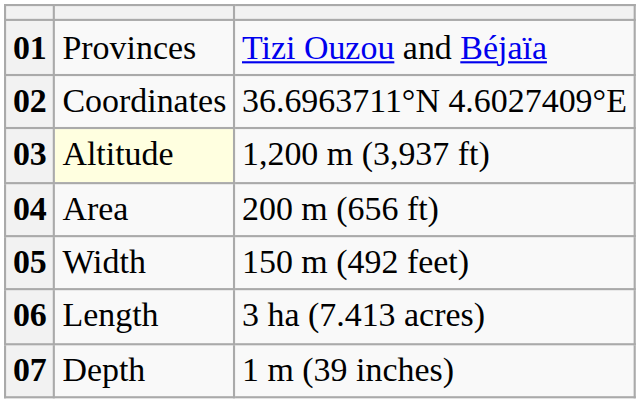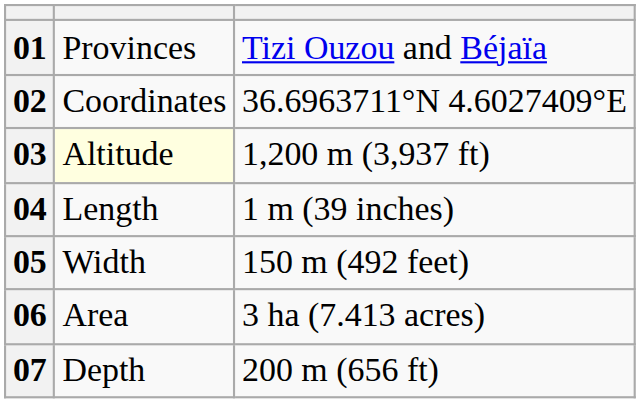(95, 208) Area -> (110, 208) Length
(340, 208) 200 m (656 ft) -> (348, 208) 1 m (39 inches)
(110, 316) Length -> (95, 316) Area
(348, 369) 1 m (39 inches) -> (340, 369) 200 m (656 ft)
